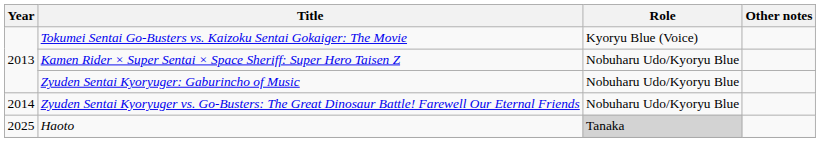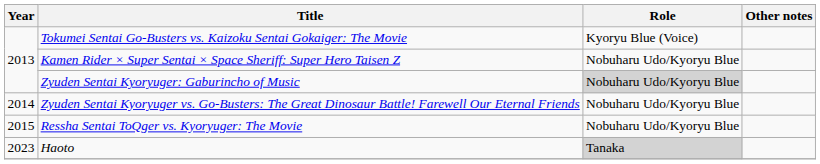(663, 82) no background -> (663, 82) lightgrey background
+ row: (171, 126)
(21, 126) 2025 -> (21, 148) 2023
